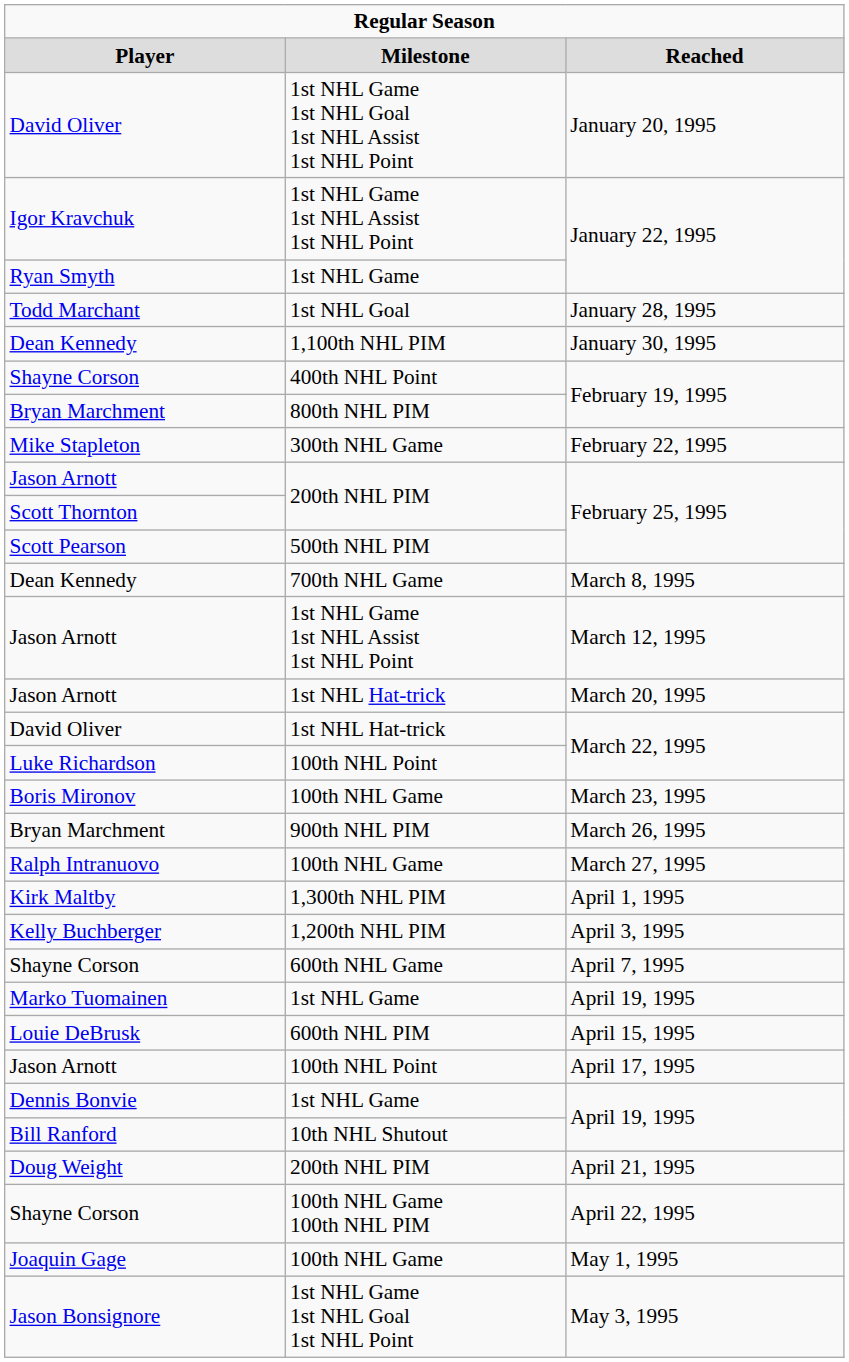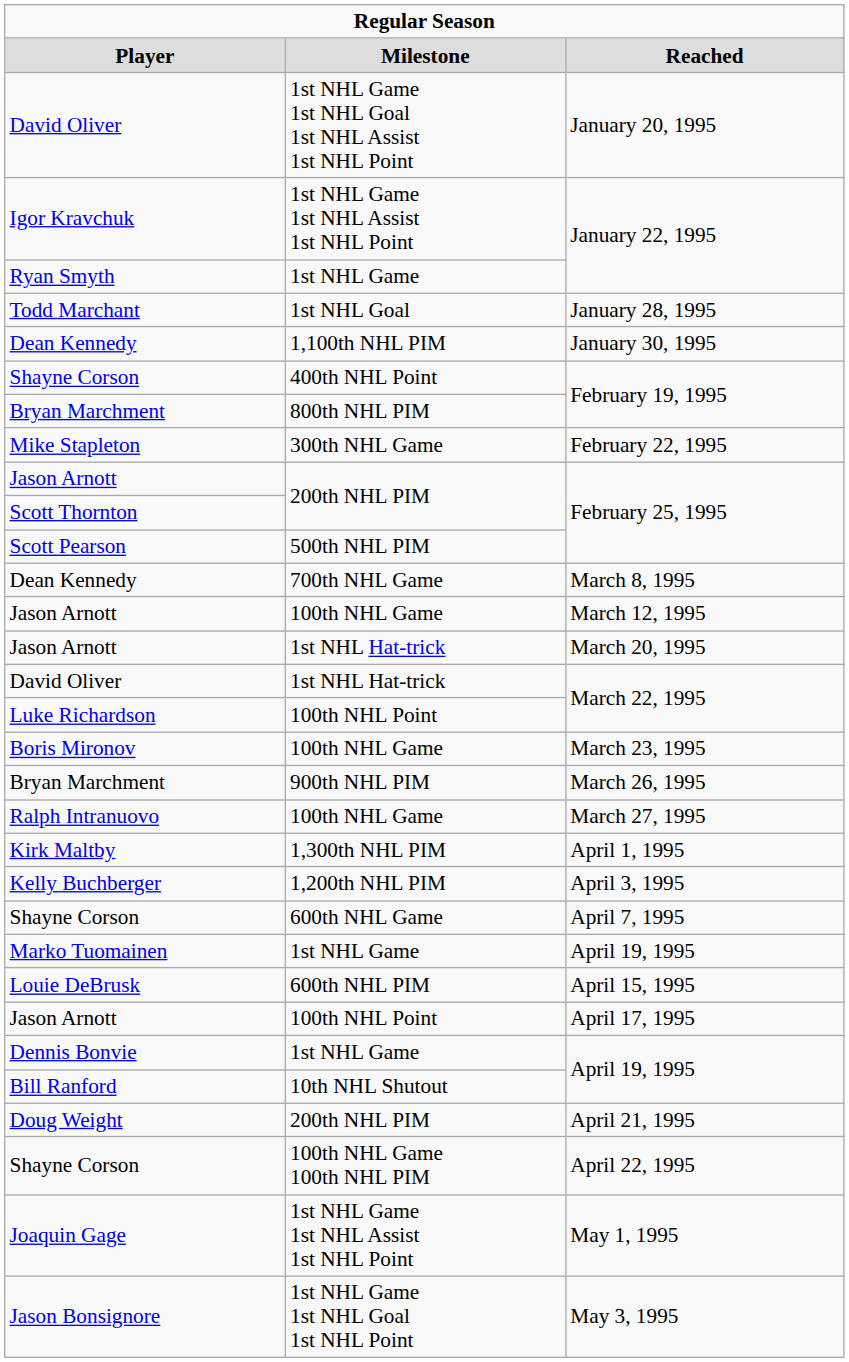(355, 637) 1st NHL Game 1st NHL Assist 1st NHL Point -> (367, 613) 100th NHL Game
(367, 1259) 100th NHL Game -> (355, 1235) 1st NHL Game 1st NHL Assist 1st NHL Point
